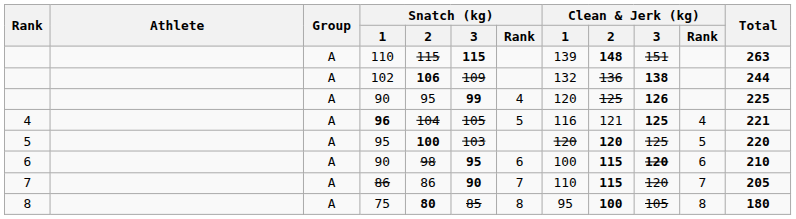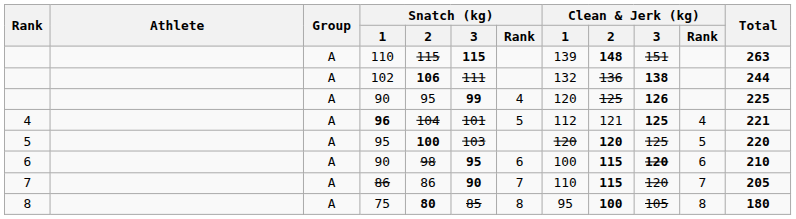(474, 78) 109 -> (474, 78) 111
(474, 120) 105 -> (474, 120) 101
(565, 120) 116 -> (565, 120) 112
